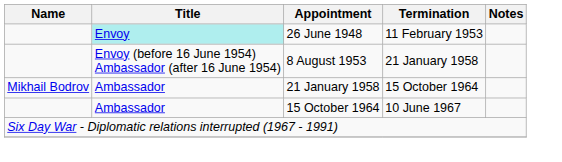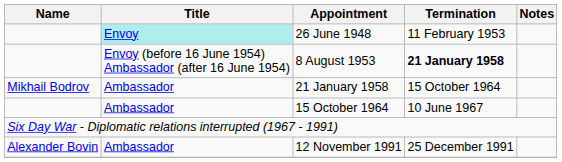(432, 61) normal -> (456, 61) bold
+ row: (349, 147)
